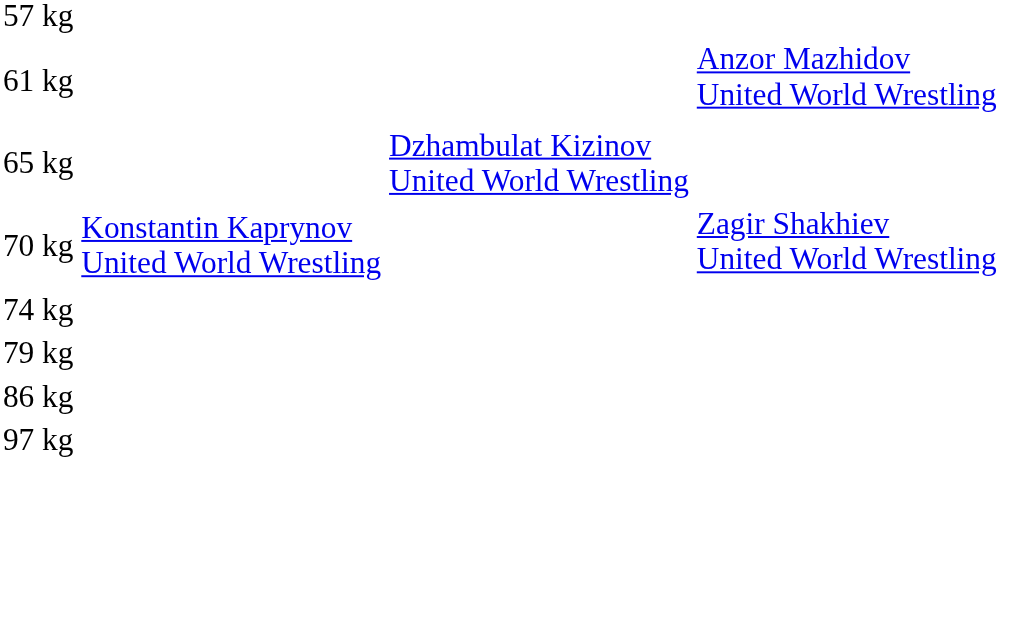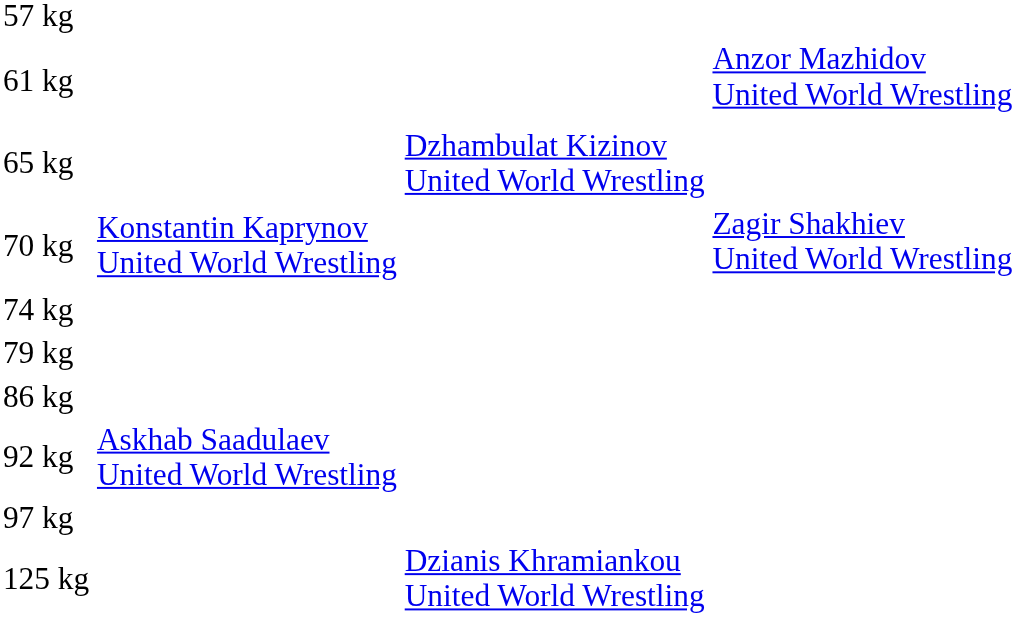+ row: (38, 457)
+ row: (46, 578)
